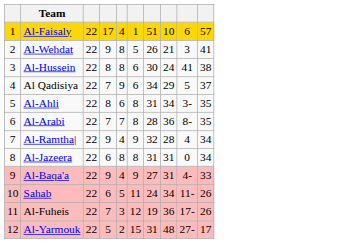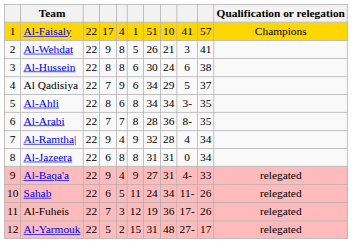+ column: (281, 13)
(187, 31) 6 -> (187, 31) 41
(187, 67) 41 -> (187, 67) 6
(152, 103) 31 -> (152, 103) 34
